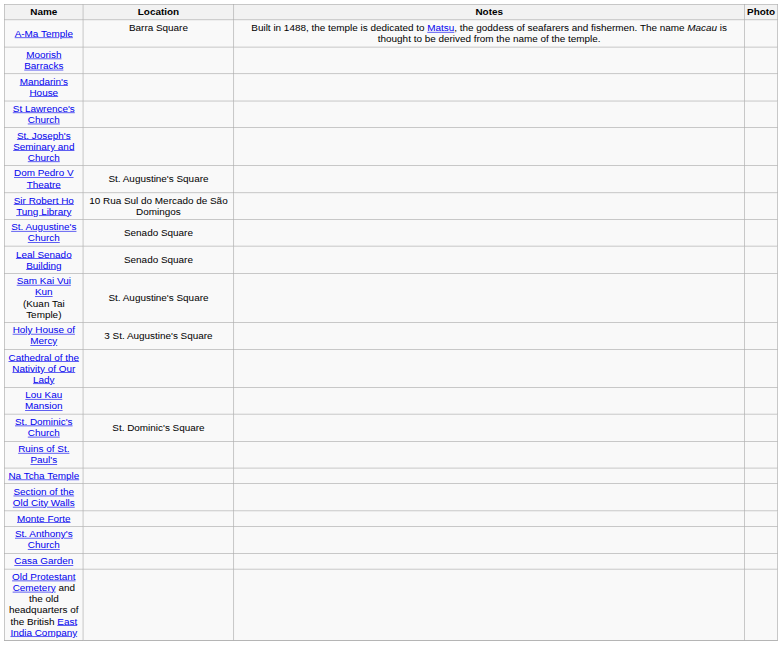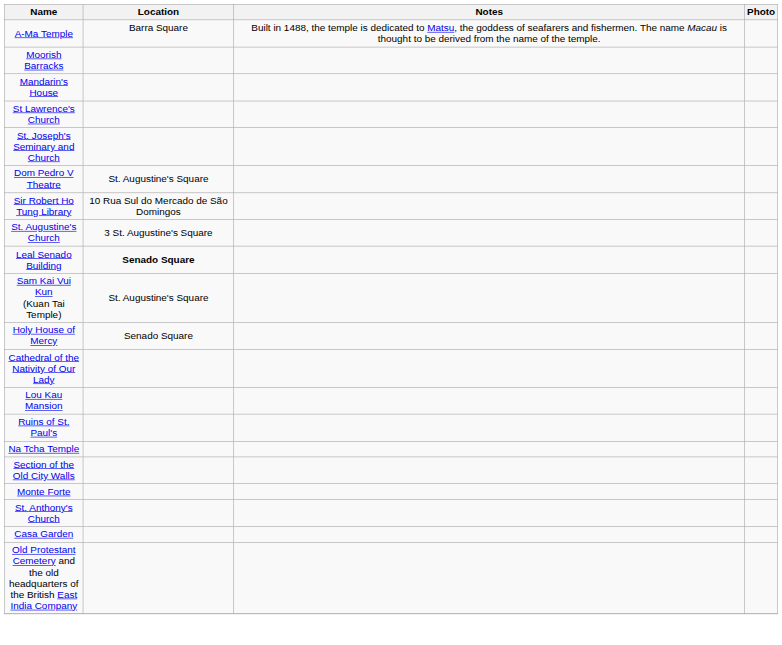(158, 233) Senado Square -> (158, 233) 3 St. Augustine's Square
(158, 259) normal -> (158, 259) bold
(158, 336) 3 St. Augustine's Square -> (158, 336) Senado Square
- row: (44, 427)
